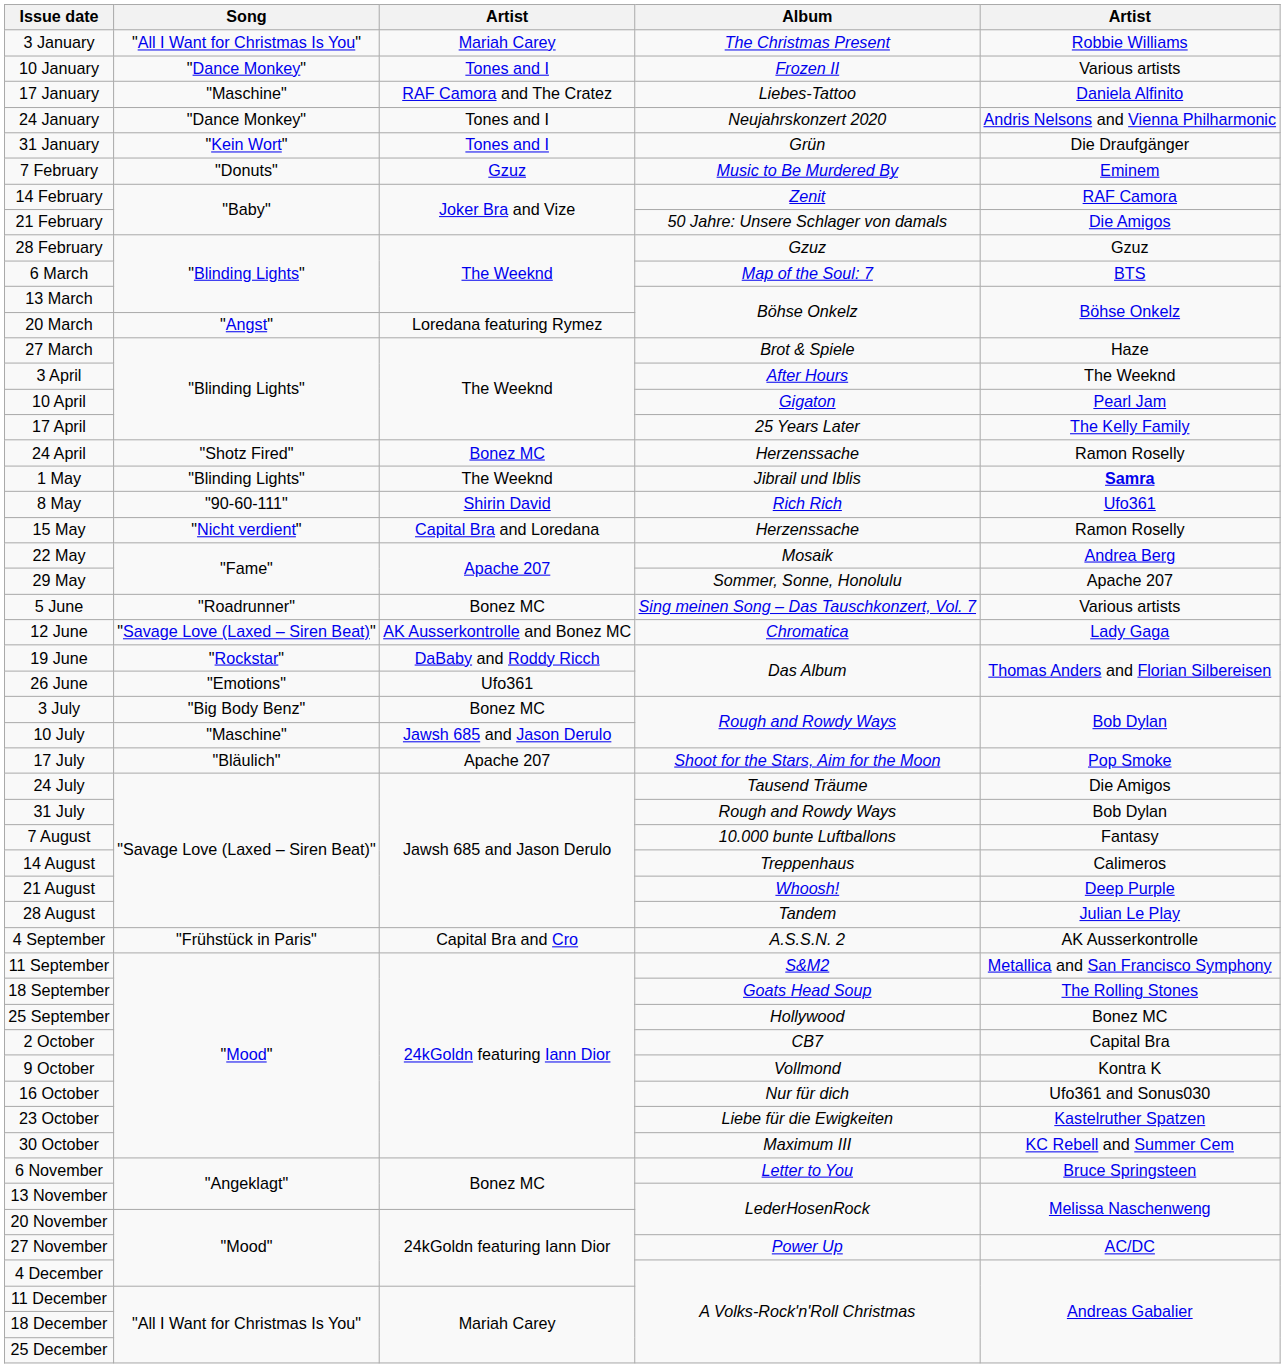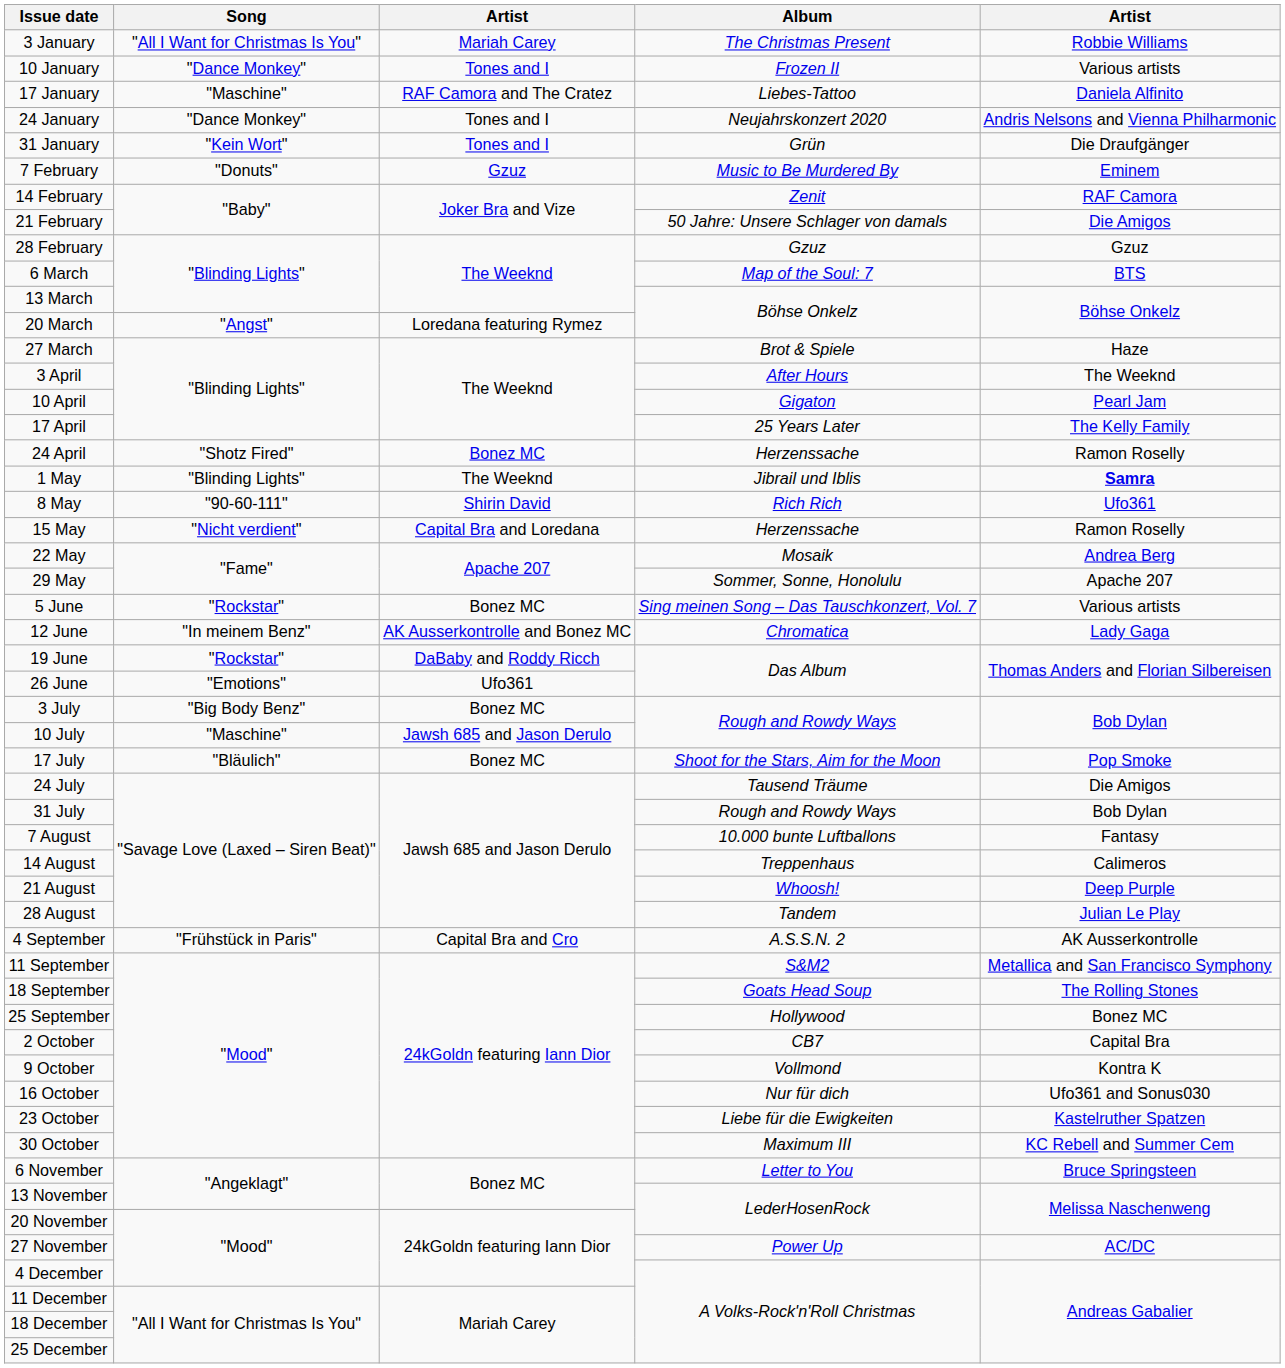(246, 606) "Roadrunner" -> (246, 606) "Rockstar"
(246, 632) "Savage Love (Laxed – Siren Beat)" -> (246, 632) "In meinem Benz"
(507, 760) Apache 207 -> (507, 760) Bonez MC
